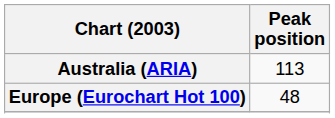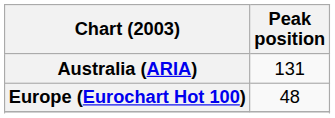(290, 68) 113 -> (290, 68) 131
